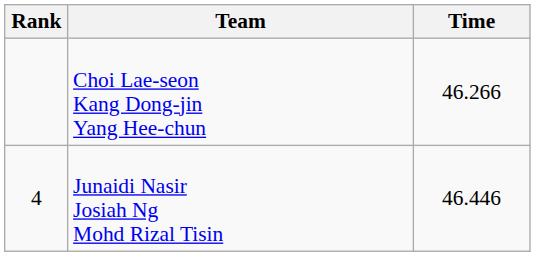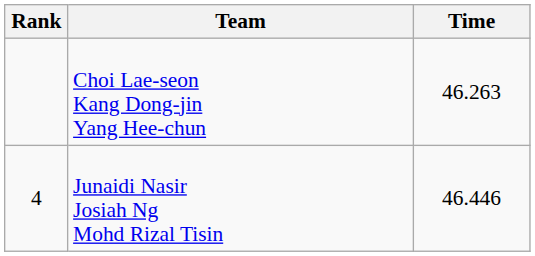(472, 91) 46.266 -> (472, 91) 46.263
